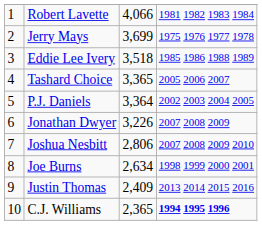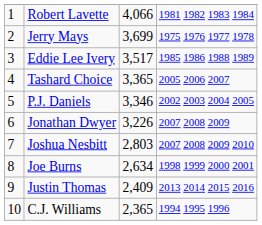(138, 58) 3,518 -> (138, 58) 3,517
(138, 101) 3,364 -> (138, 101) 3,346
(138, 144) 2,806 -> (138, 144) 2,803
(194, 209) bold -> (194, 209) normal
